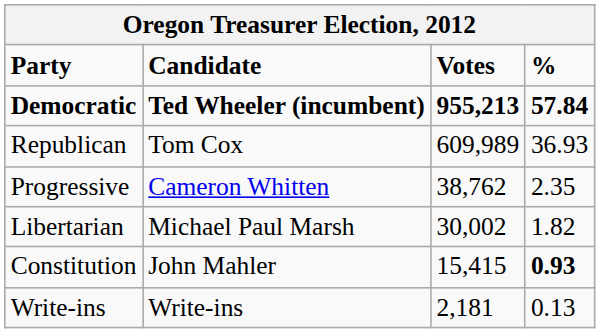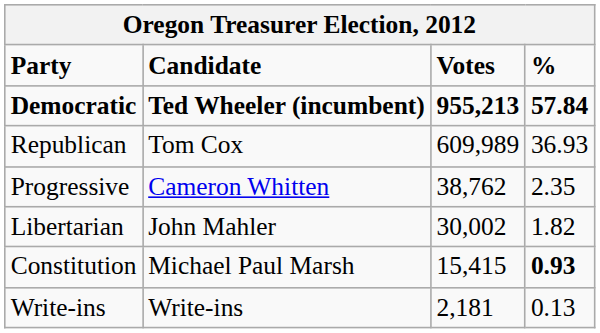(251, 226) Michael Paul Marsh -> (212, 226) John Mahler
(212, 266) John Mahler -> (251, 266) Michael Paul Marsh
